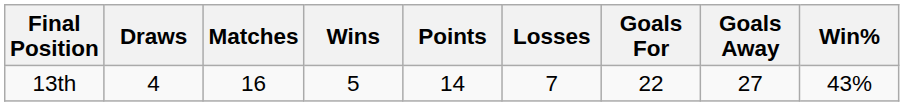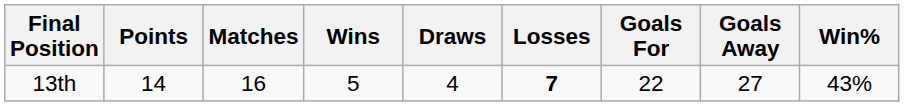columns swapped: (453, 35) <-> (154, 35)
(552, 84) normal -> (552, 84) bold
